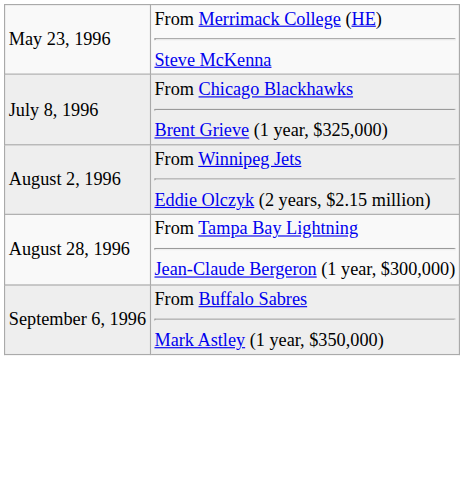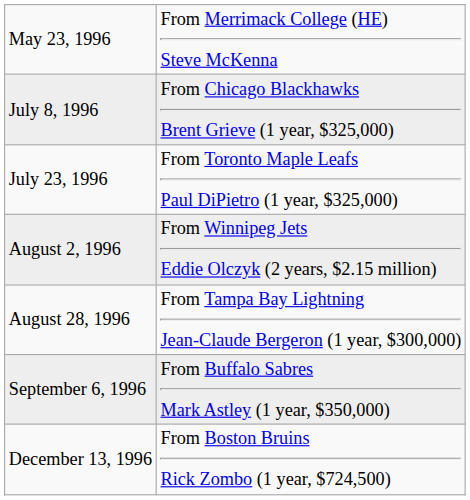+ row: (58, 179)
+ row: (80, 459)
